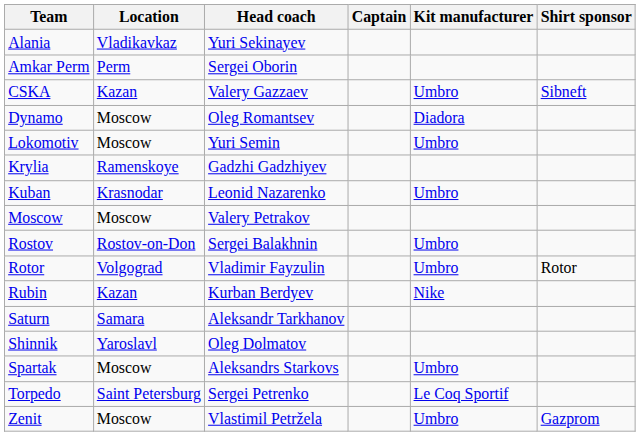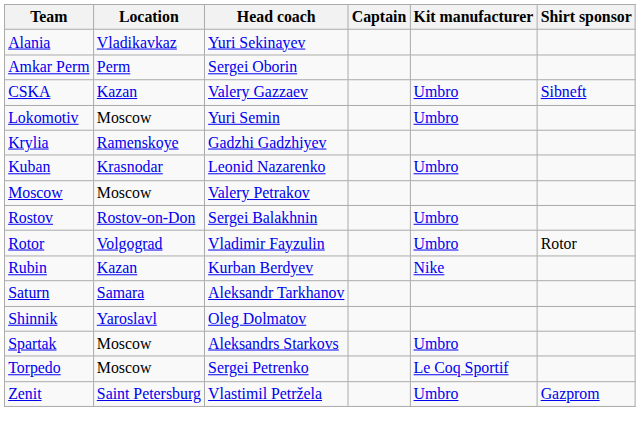- row: (35, 117)
(149, 393) Saint Petersburg -> (124, 368) Moscow
(124, 419) Moscow -> (149, 393) Saint Petersburg
